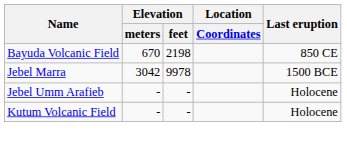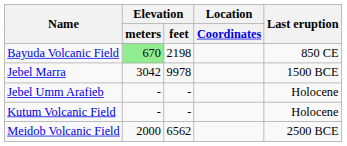(151, 53) no background -> (152, 53) lightgreen background
+ row: (63, 131)
